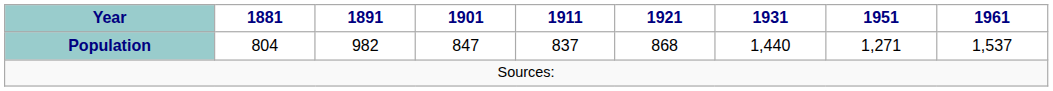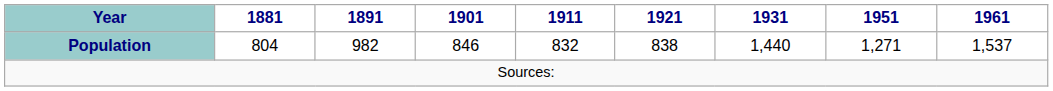(466, 45) 847 -> (466, 45) 846
(565, 45) 837 -> (565, 45) 832
(665, 45) 868 -> (665, 45) 838
